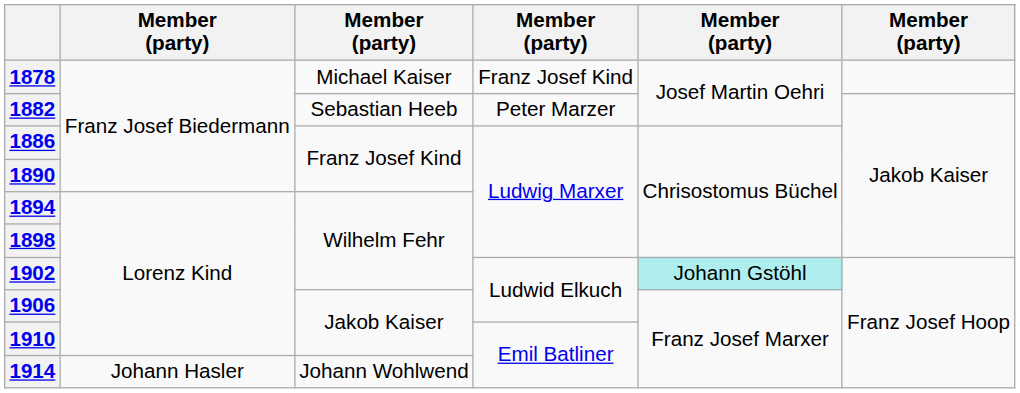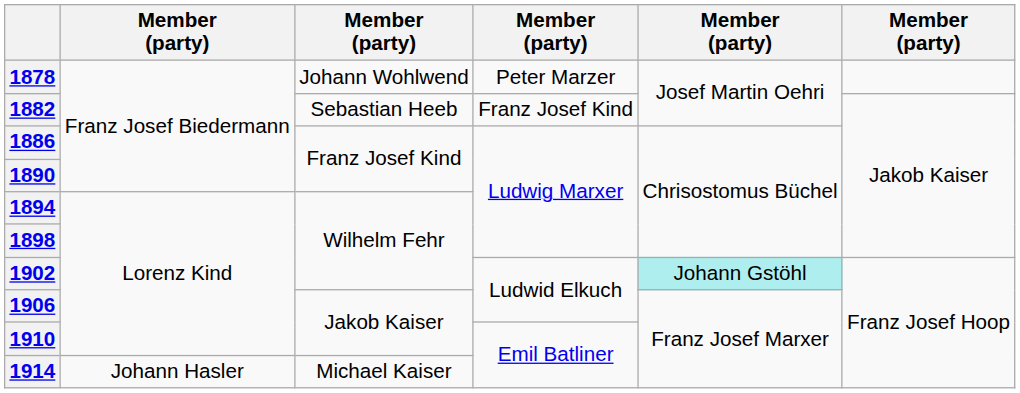(384, 76) Michael Kaiser -> (384, 76) Johann Wohlwend
(556, 76) Franz Josef Kind -> (556, 76) Peter Marzer
(556, 109) Peter Marzer -> (556, 109) Franz Josef Kind
(384, 371) Johann Wohlwend -> (384, 371) Michael Kaiser
